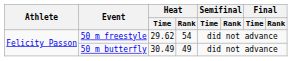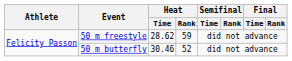(162, 36) 29.62 -> (162, 36) 28.62
(187, 36) 54 -> (187, 36) 59
(162, 49) 30.49 -> (162, 49) 30.46
(187, 49) 49 -> (187, 49) 52
